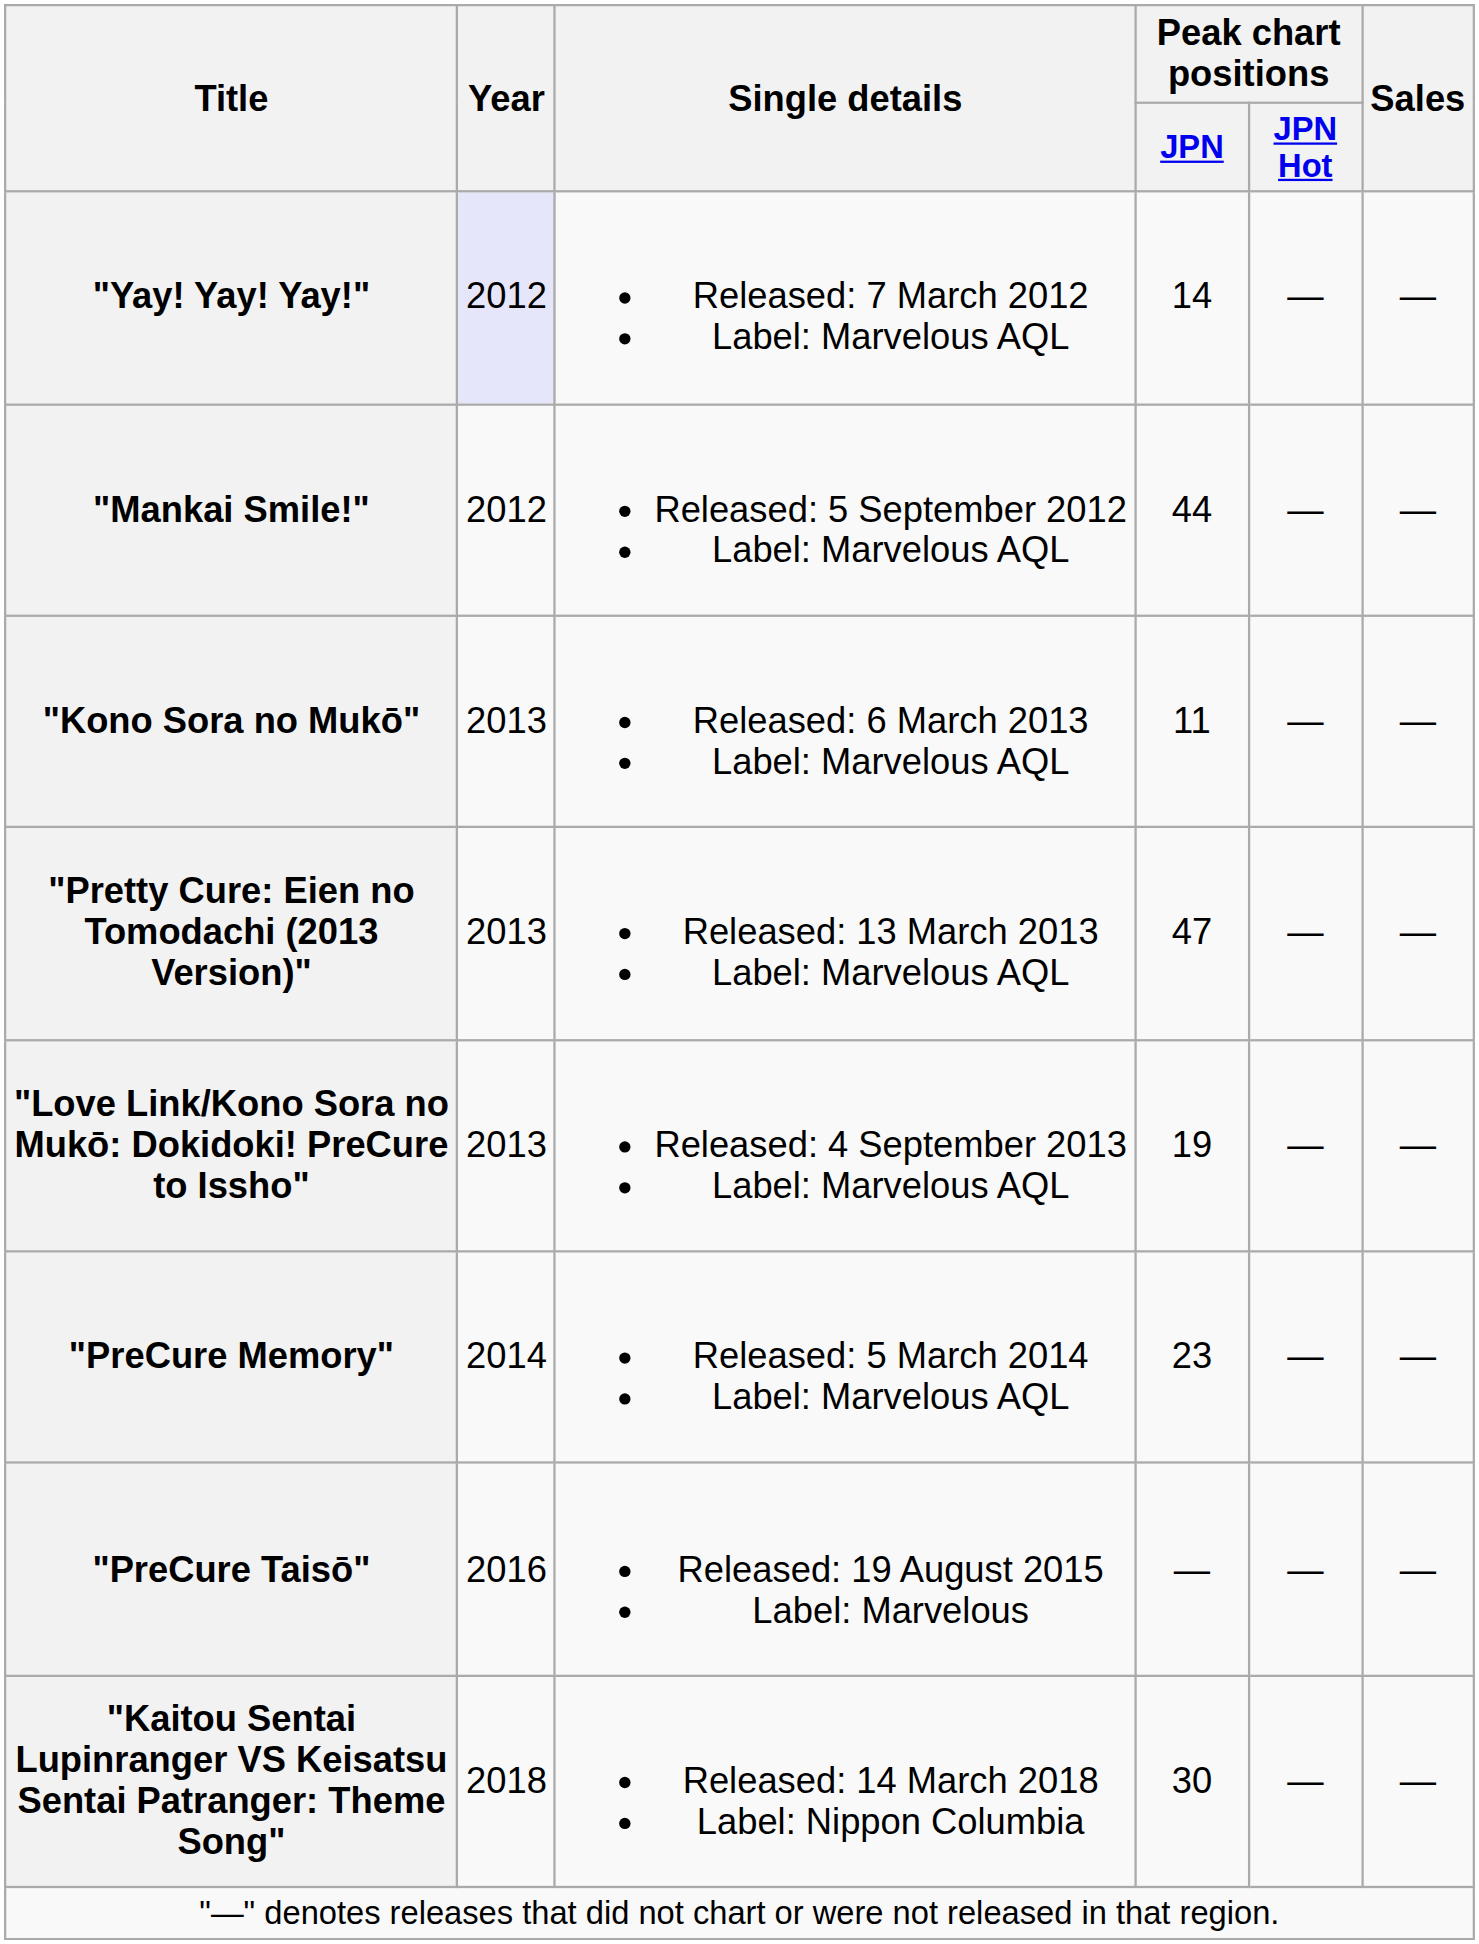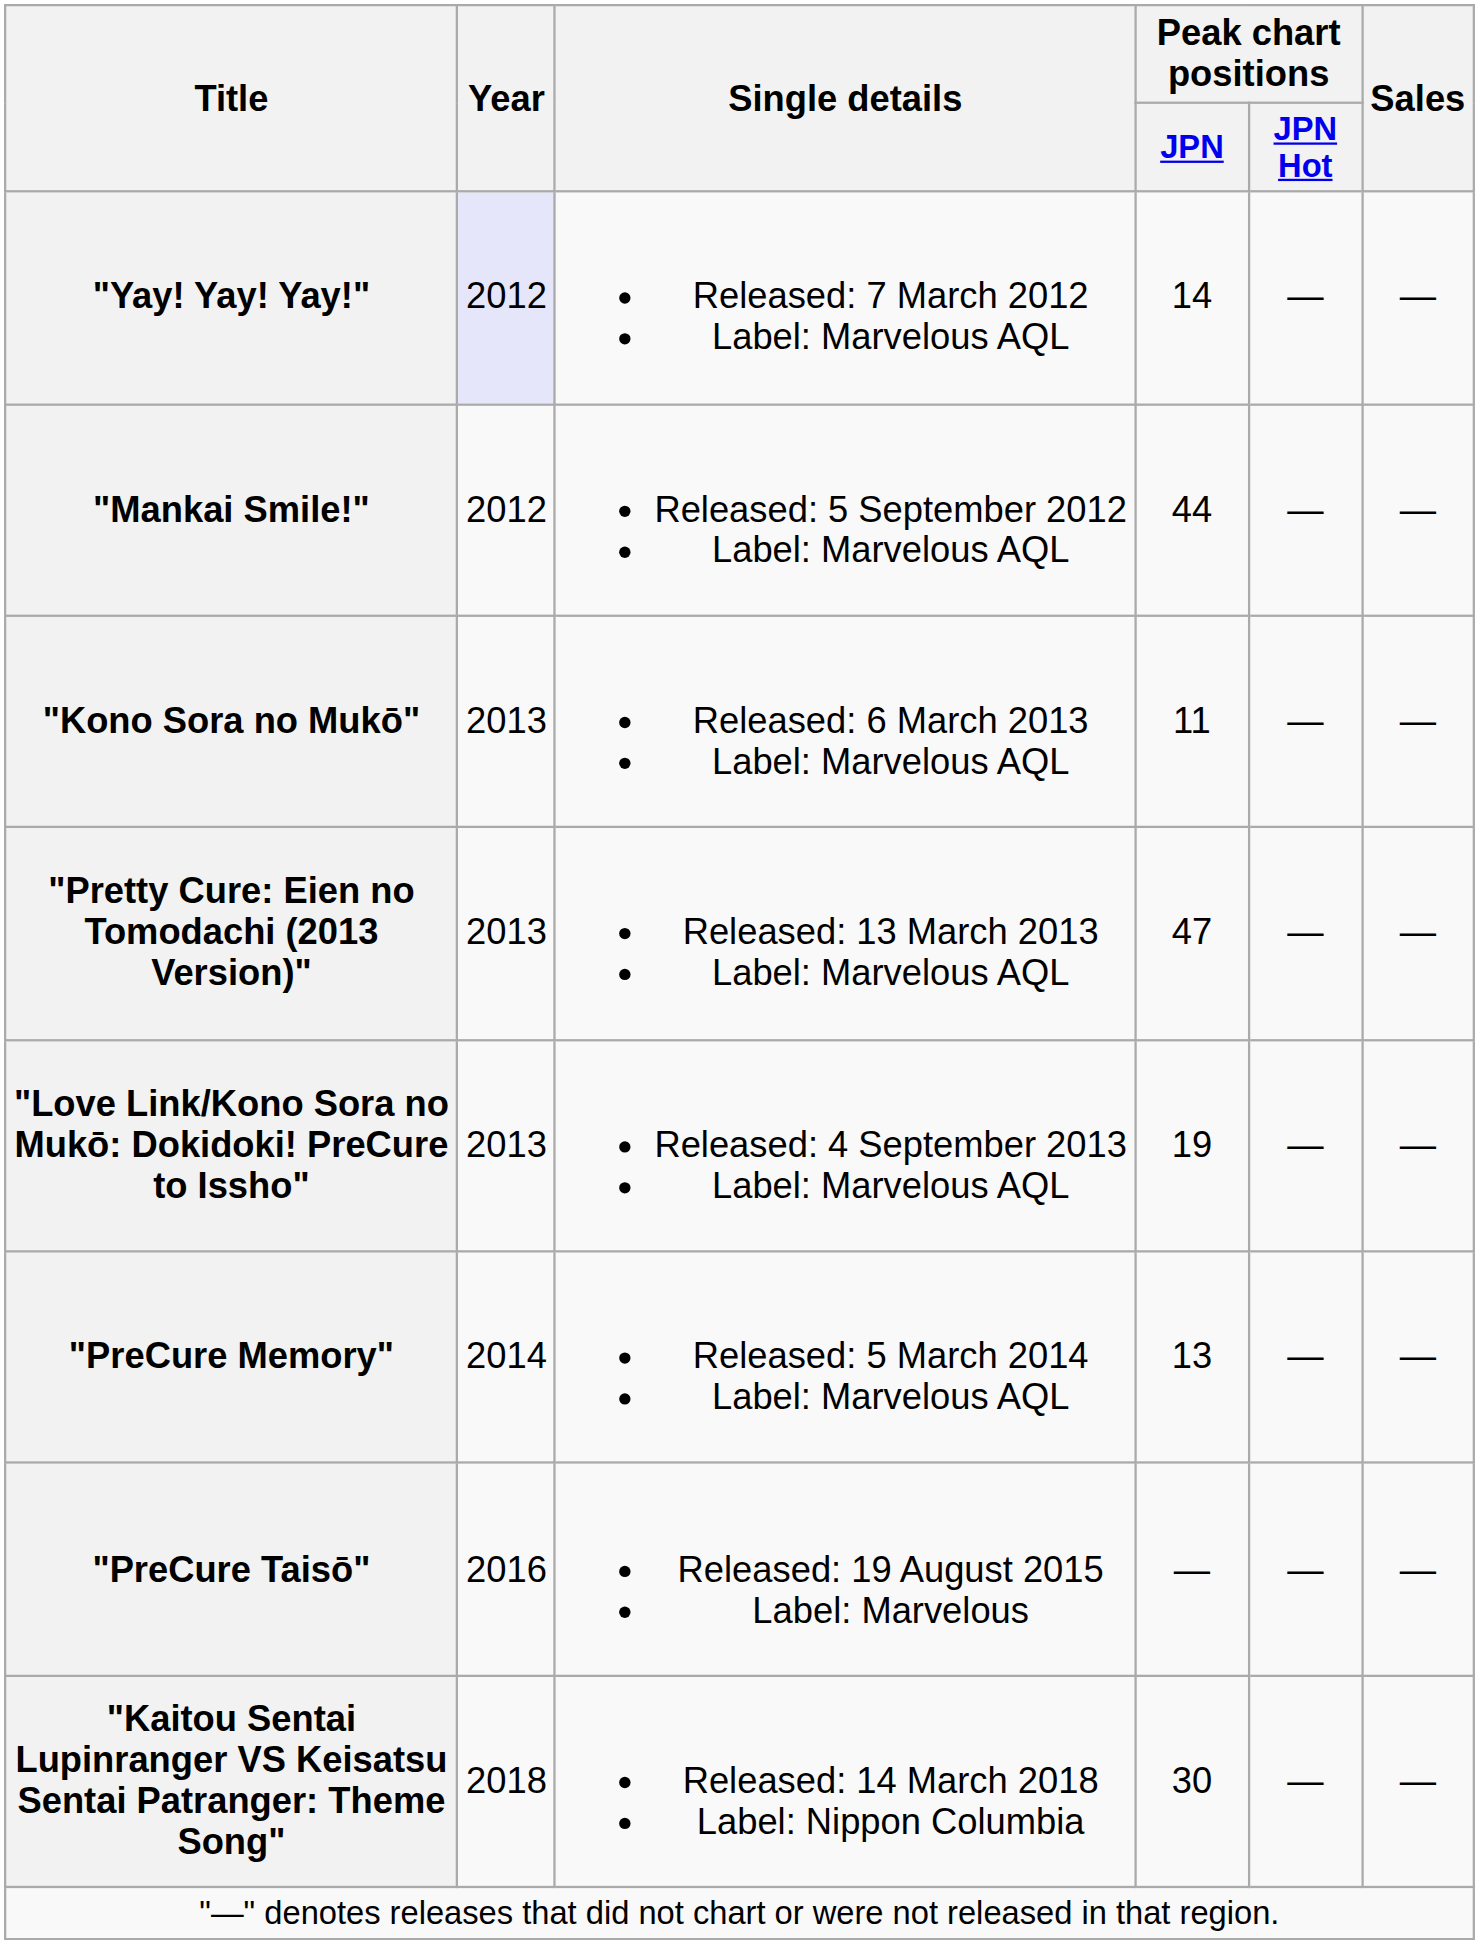(1192, 1356) 23 -> (1192, 1356) 13
